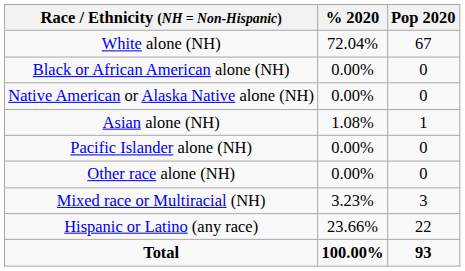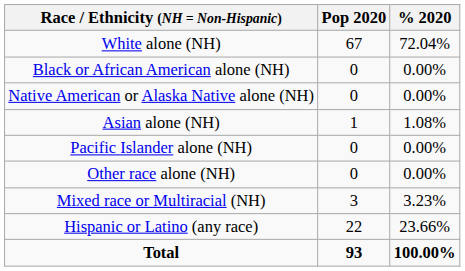columns swapped: (423, 17) <-> (353, 17)
